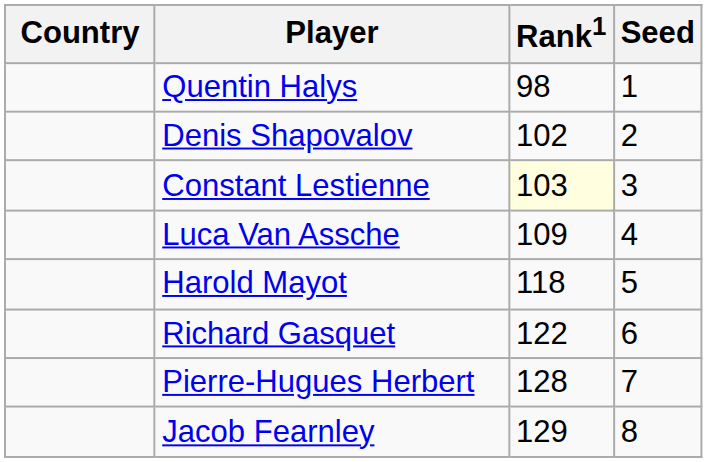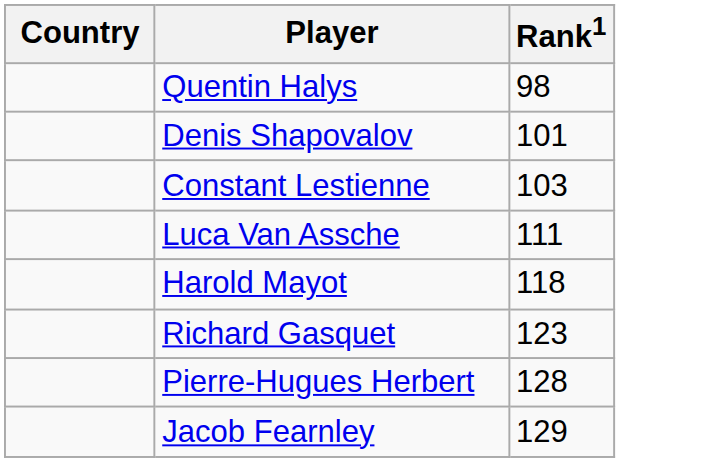- column: (658, 33)
(542, 135) 102 -> (542, 135) 101
(542, 185) lightyellow background -> (542, 185) no background
(542, 234) 109 -> (540, 234) 111
(542, 332) 122 -> (542, 332) 123
